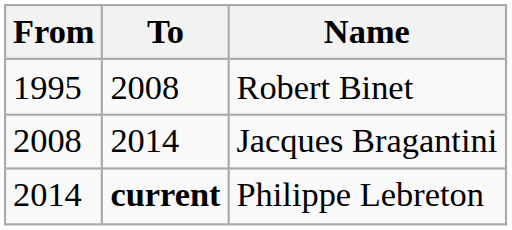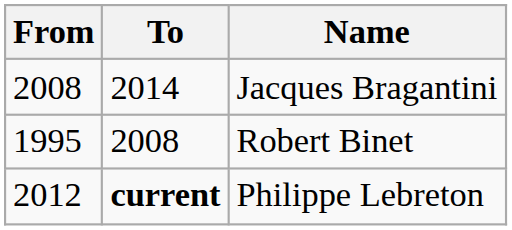rows swapped: (325, 86) <-> (367, 140)
(47, 195) 2014 -> (47, 195) 2012
